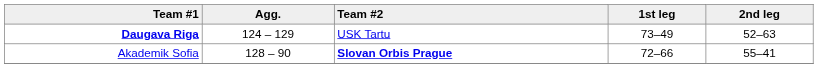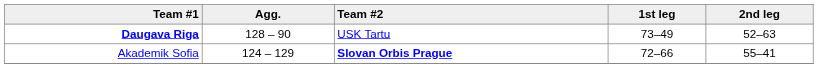(268, 34) 124 – 129 -> (268, 34) 128 – 90
(268, 53) 128 – 90 -> (268, 53) 124 – 129
